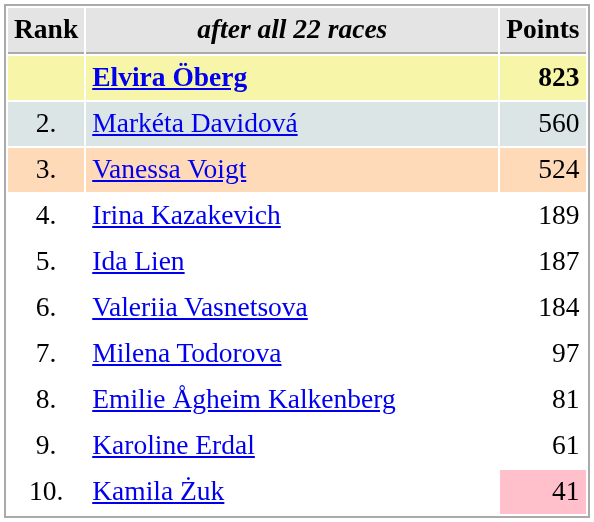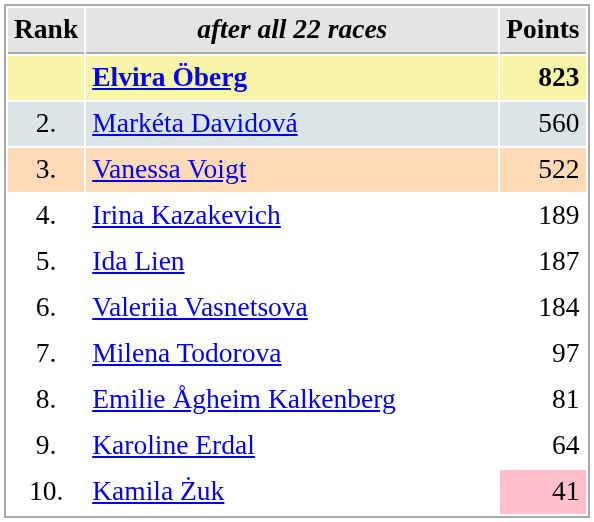(559, 169) 524 -> (559, 169) 522
(566, 445) 61 -> (566, 445) 64
